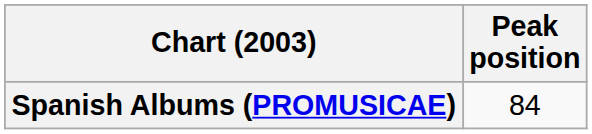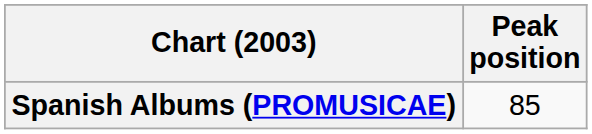(525, 104) 84 -> (525, 104) 85
